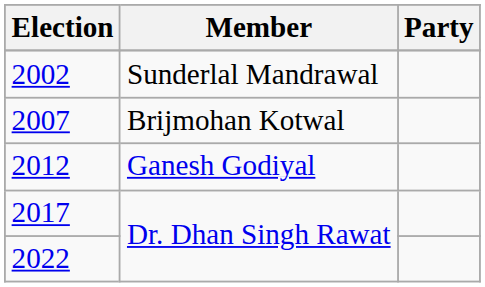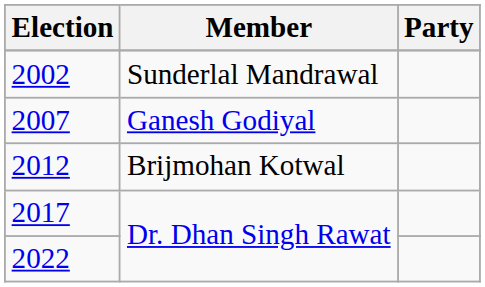(236, 119) Brijmohan Kotwal -> (221, 119) Ganesh Godiyal
(221, 166) Ganesh Godiyal -> (236, 166) Brijmohan Kotwal
